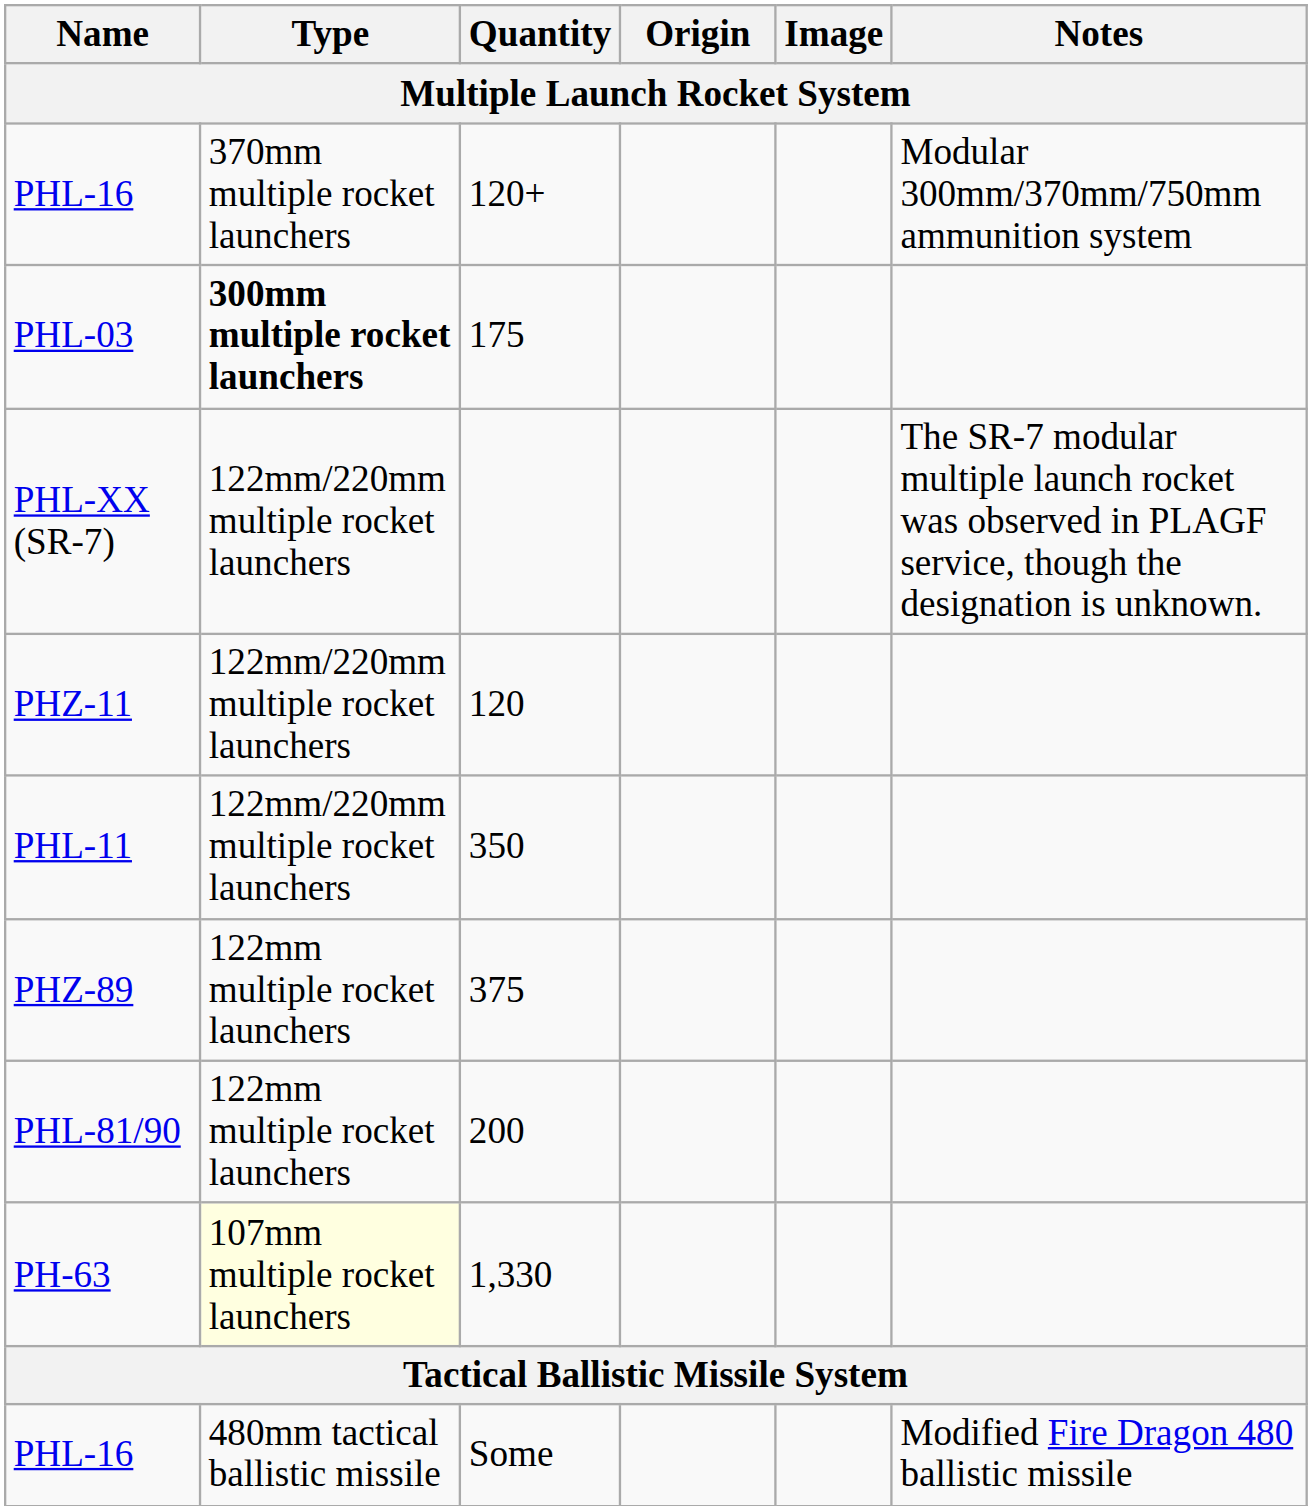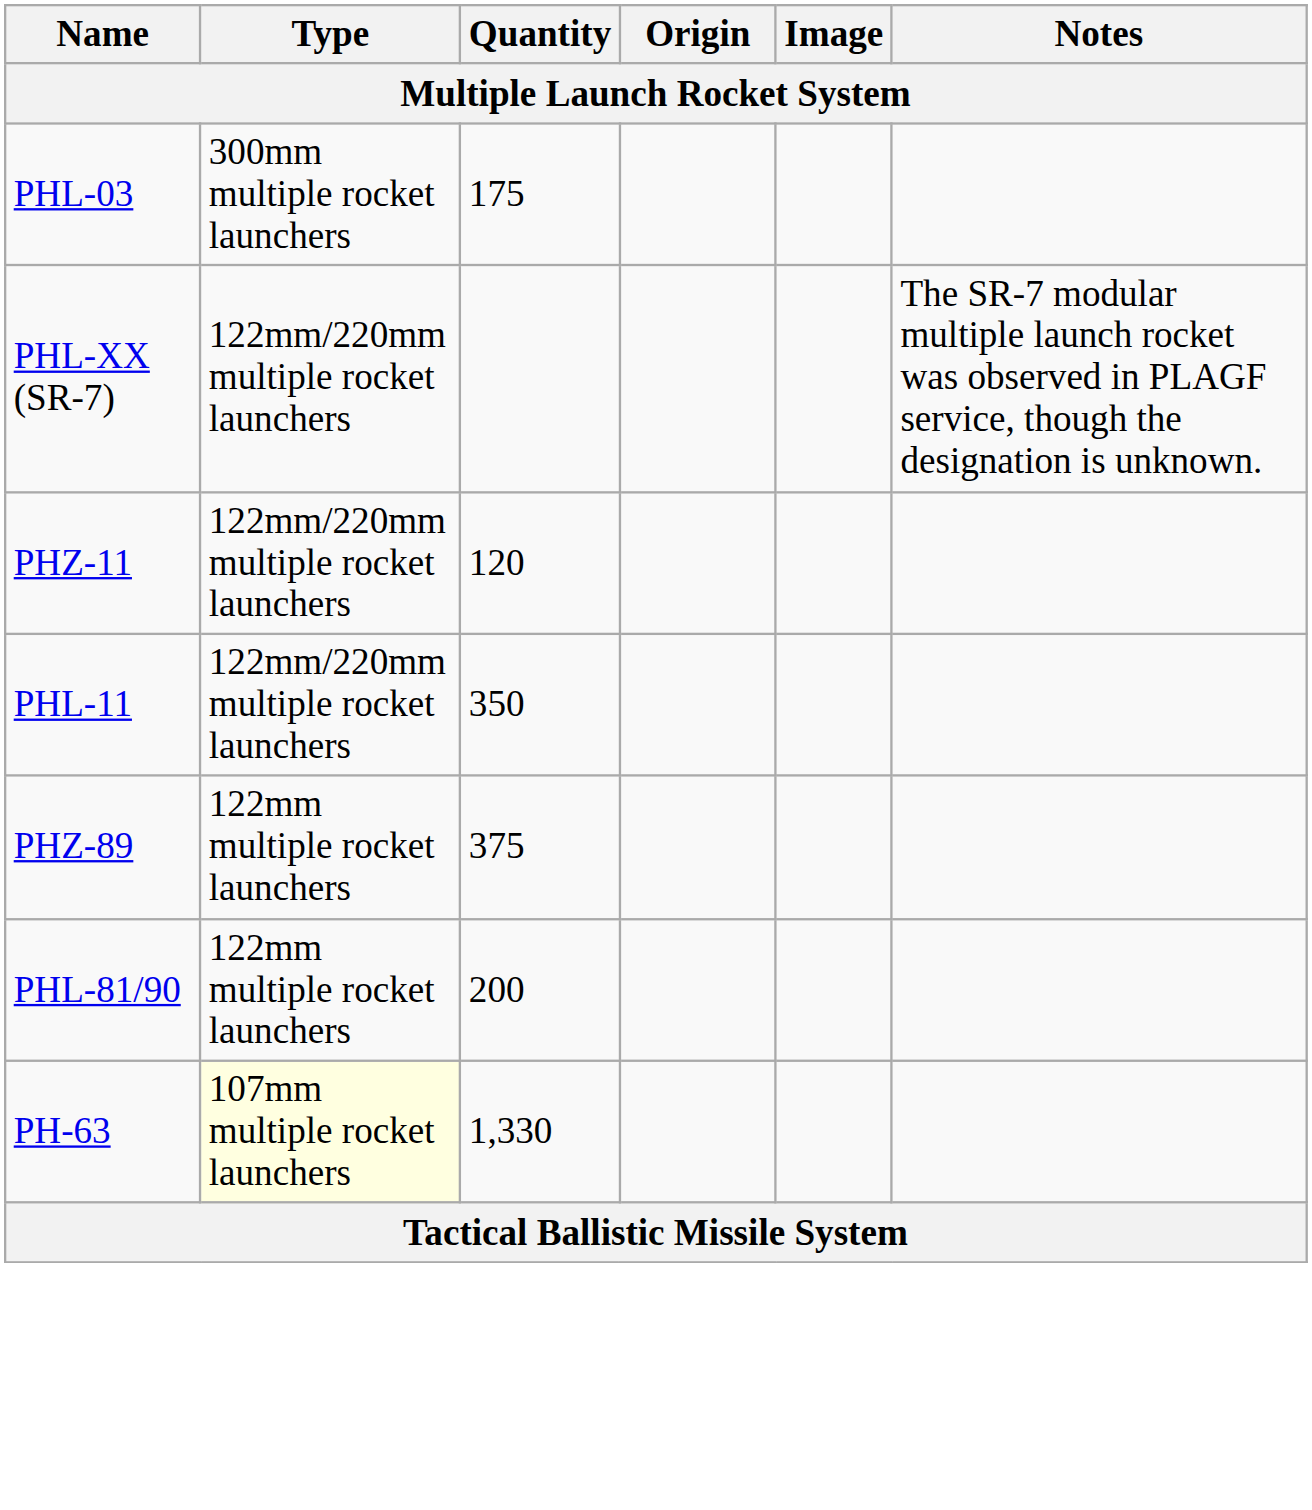- row: (74, 193)
(330, 335) bold -> (322, 193) normal
- row: (74, 1454)
